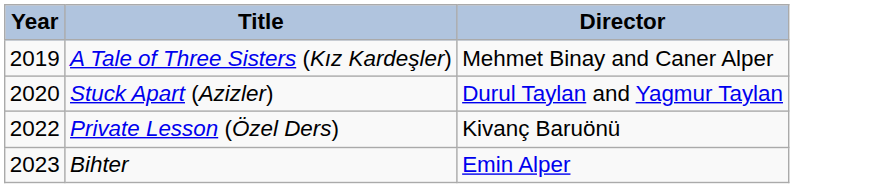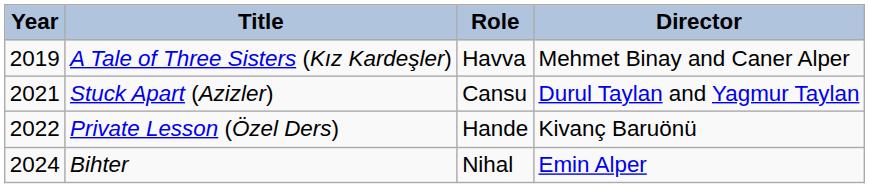+ column: (495, 22)
(35, 93) 2020 -> (35, 93) 2021
(35, 164) 2023 -> (35, 164) 2024
